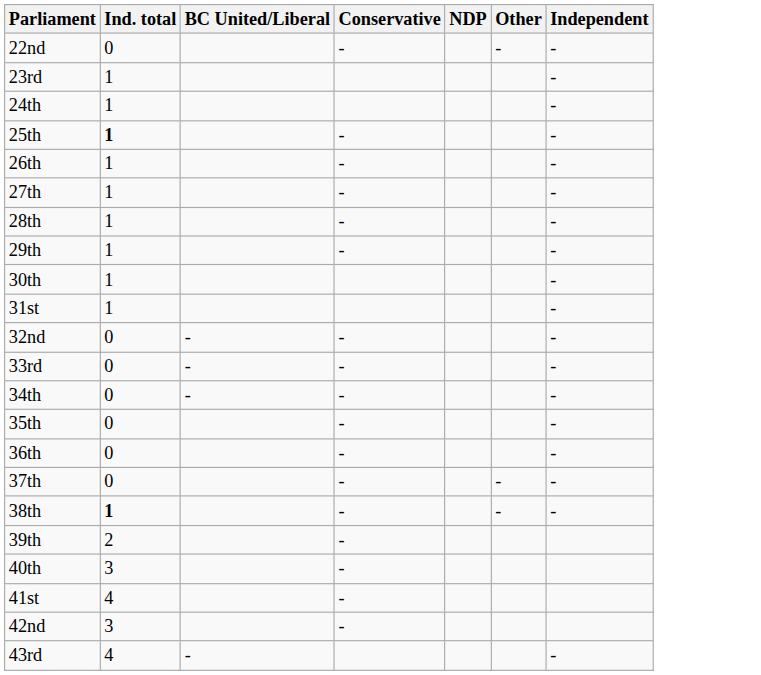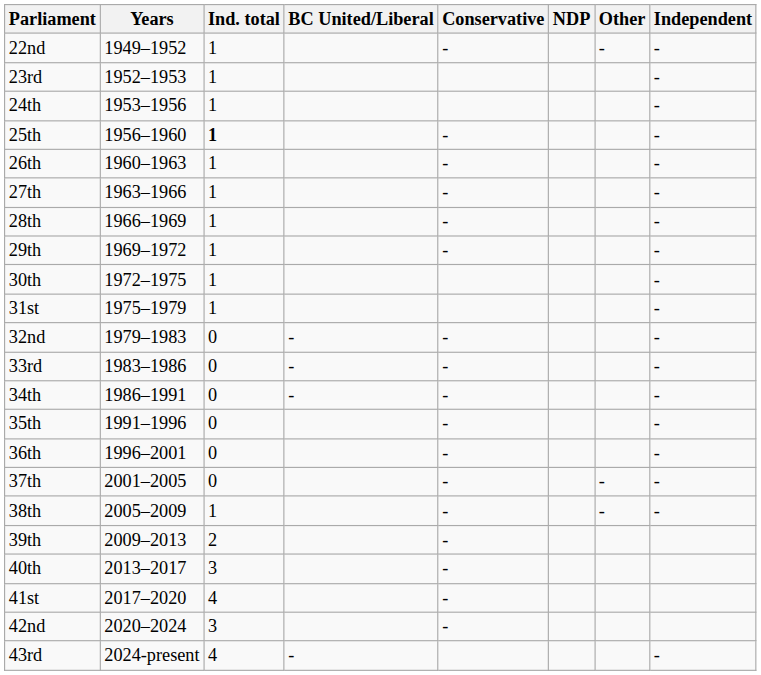+ column: (152, 18)
(109, 47) 0 -> (212, 47) 1
(109, 510) bold -> (212, 510) normal
